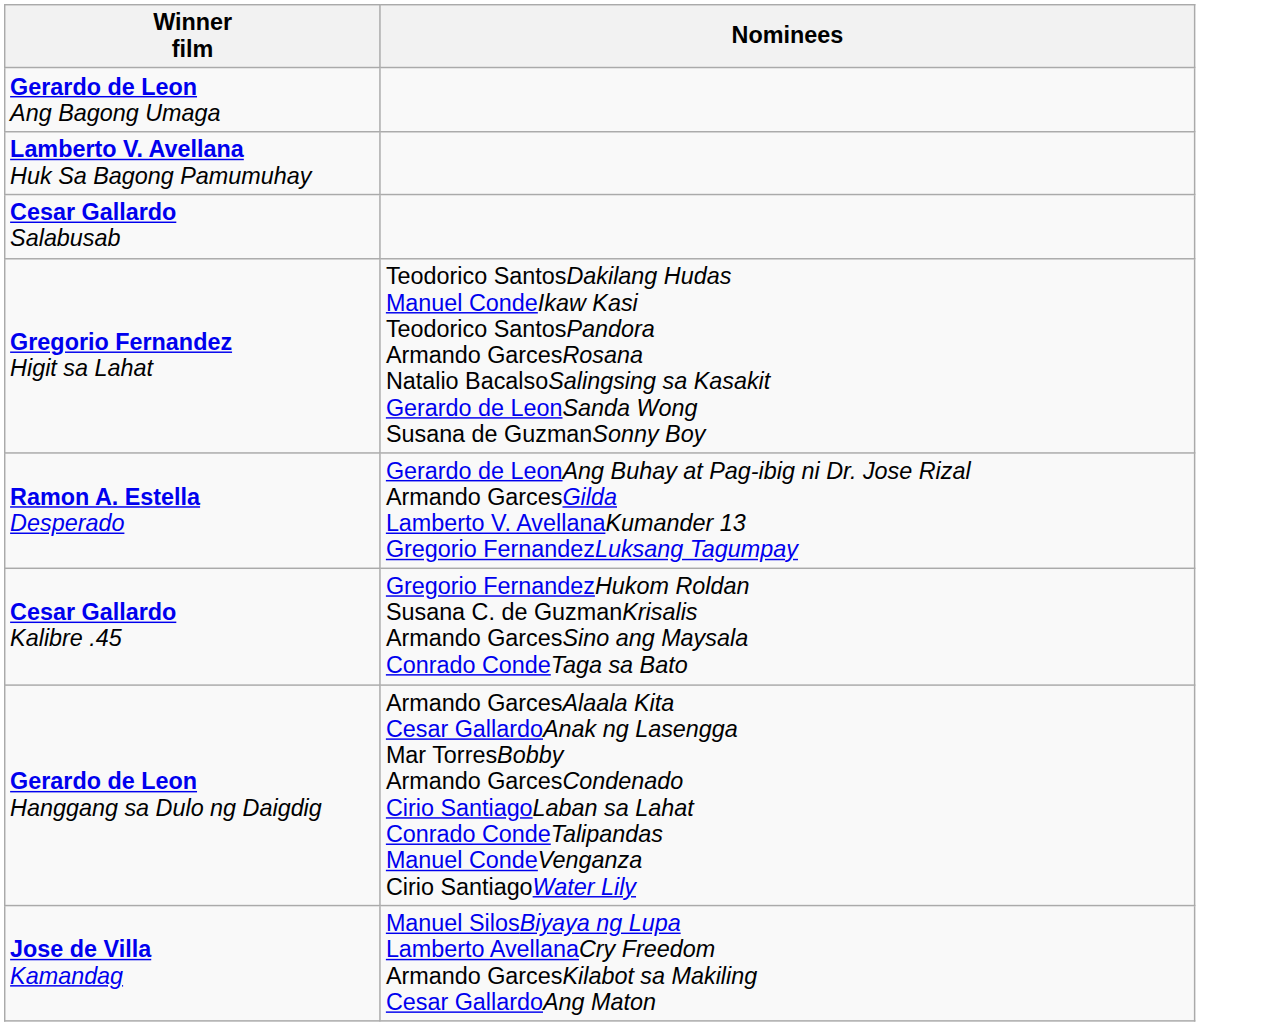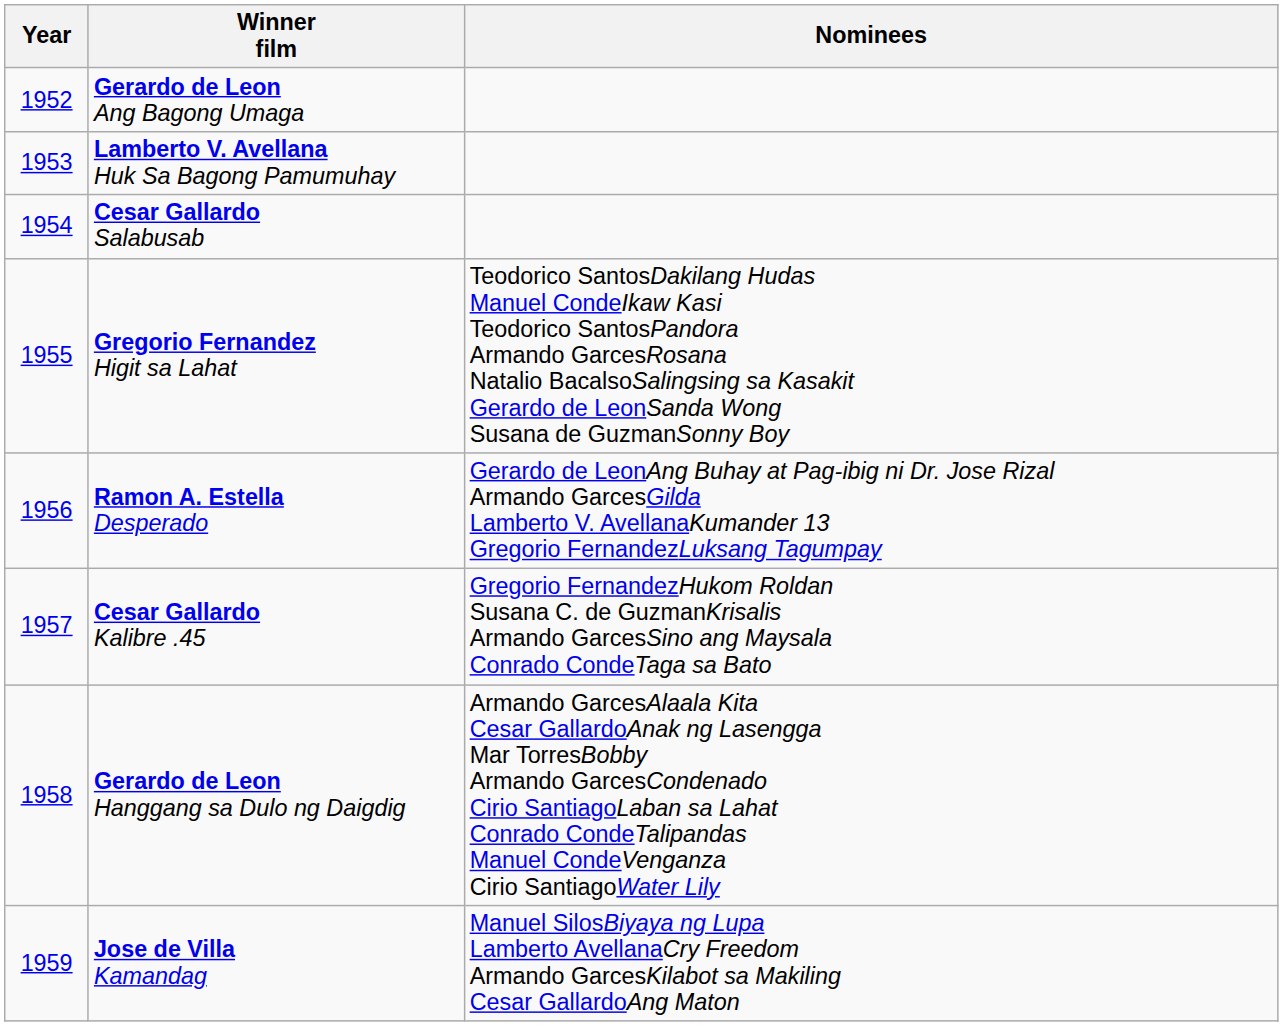+ column: (47, 36)
